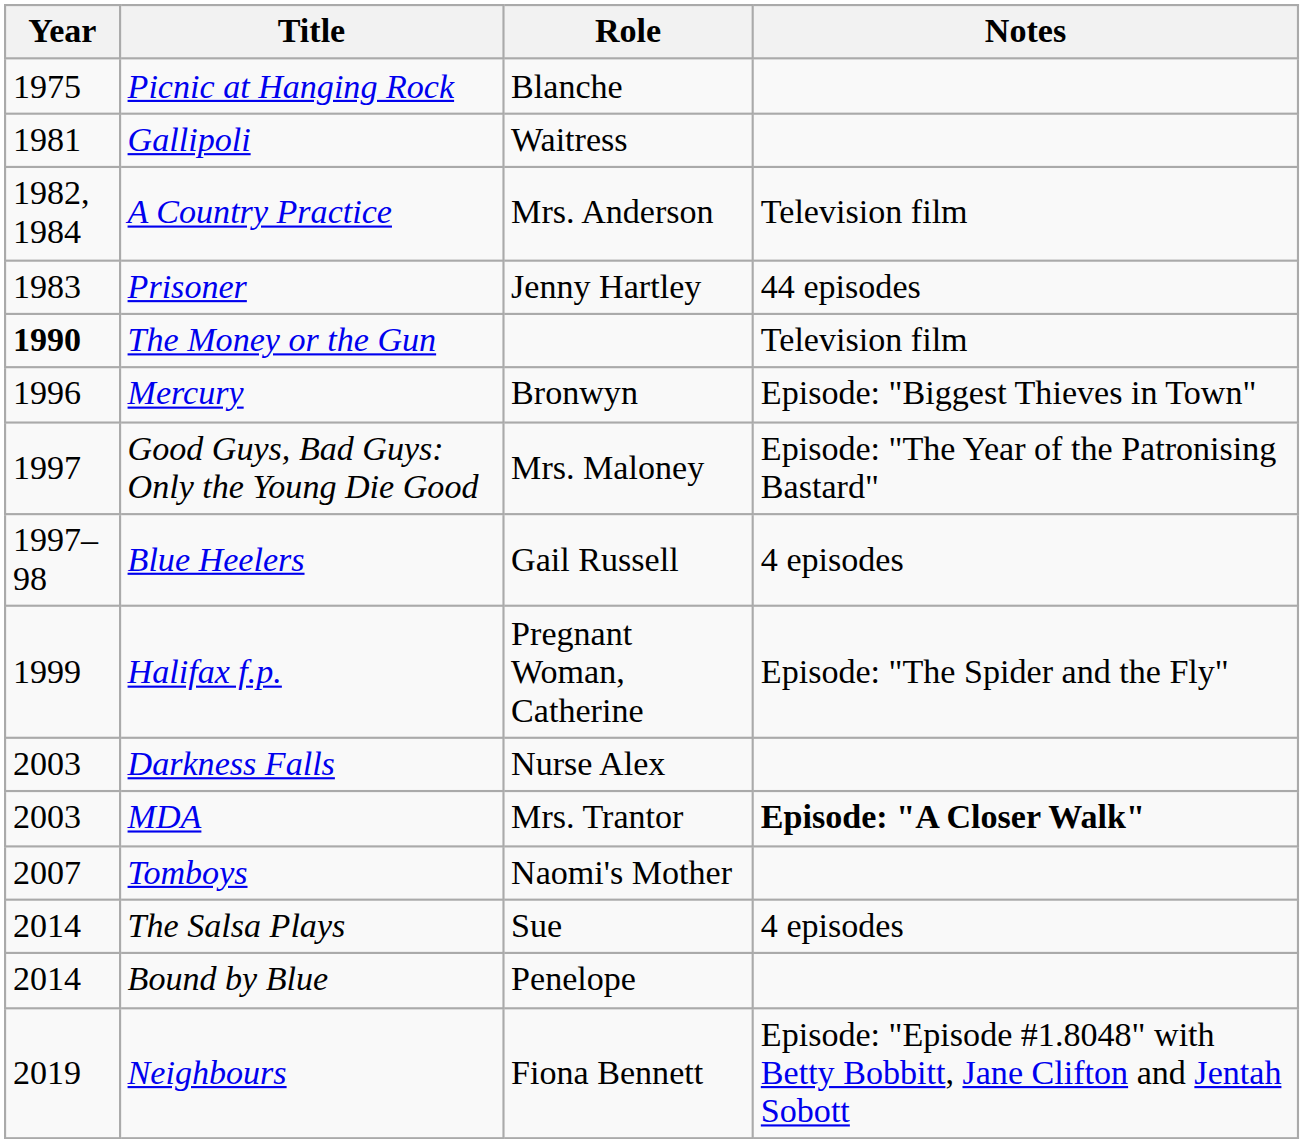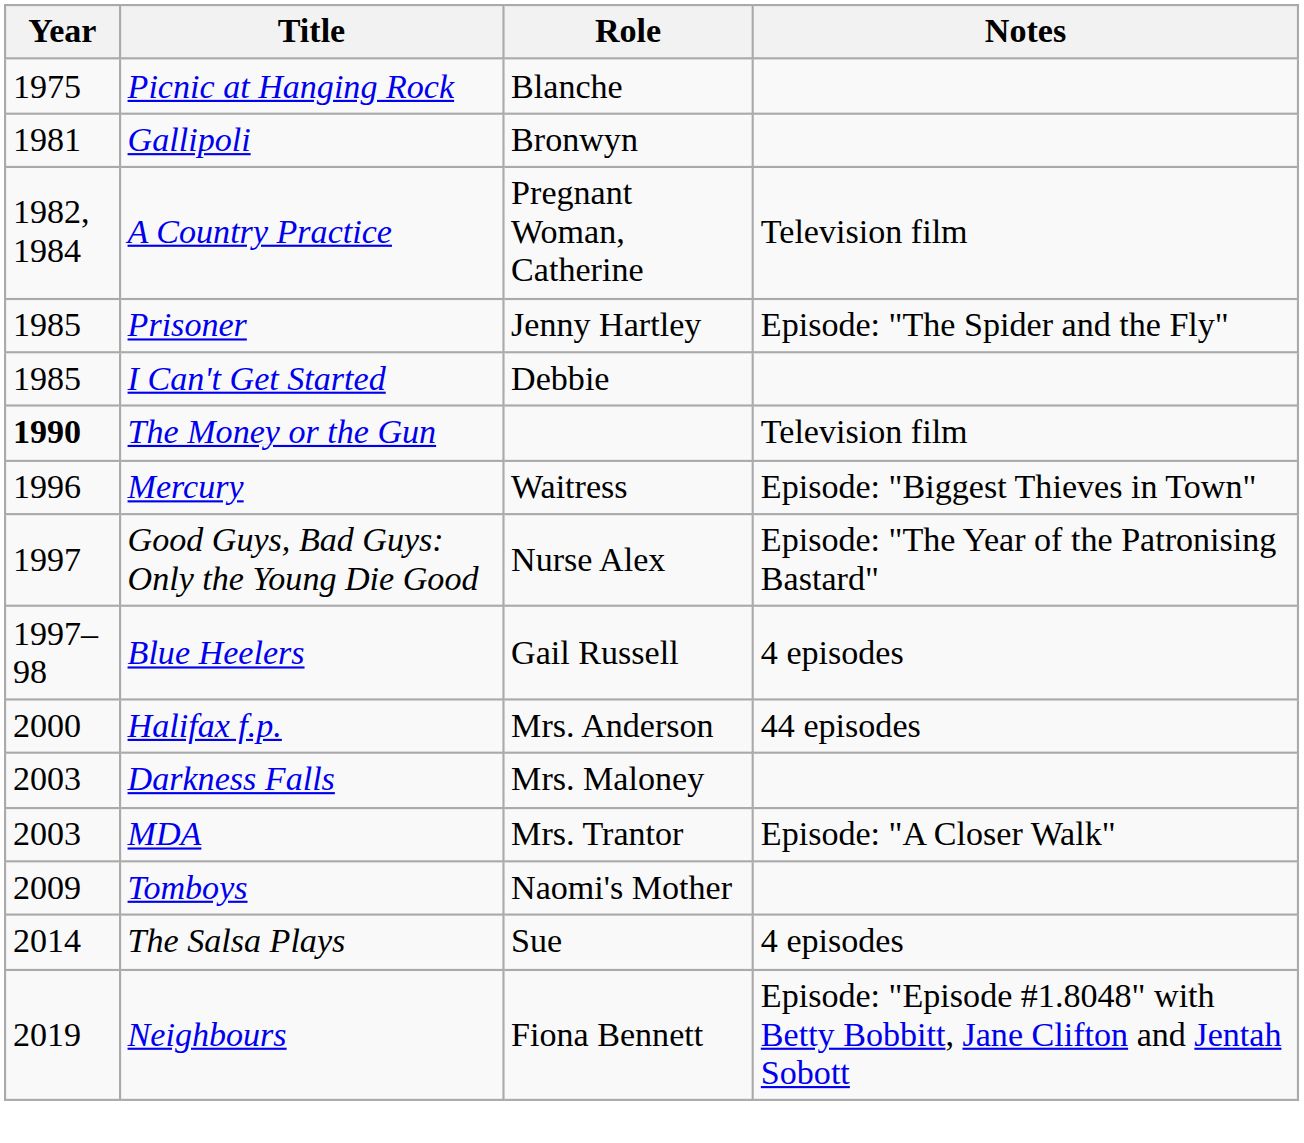(569, 139) Waitress -> (575, 139) Bronwyn
(612, 212) Mrs. Anderson -> (577, 232) Pregnant Woman, Catherine
(47, 286) 1983 -> (47, 324) 1985
(841, 286) 44 episodes -> (995, 324) Episode: "The Spider and the Fly"
+ row: (257, 378)
(575, 394) Bronwyn -> (569, 486) Waitress
(608, 467) Mrs. Maloney -> (588, 559) Nurse Alex
(47, 671) 1999 -> (47, 725) 2000
(577, 671) Pregnant Woman, Catherine -> (612, 725) Mrs. Anderson
(995, 671) Episode: "The Spider and the Fly" -> (841, 725) 44 episodes
(588, 763) Nurse Alex -> (608, 779) Mrs. Maloney
(953, 817) bold -> (938, 833) normal
(47, 871) 2007 -> (47, 887) 2009
- row: (228, 979)
